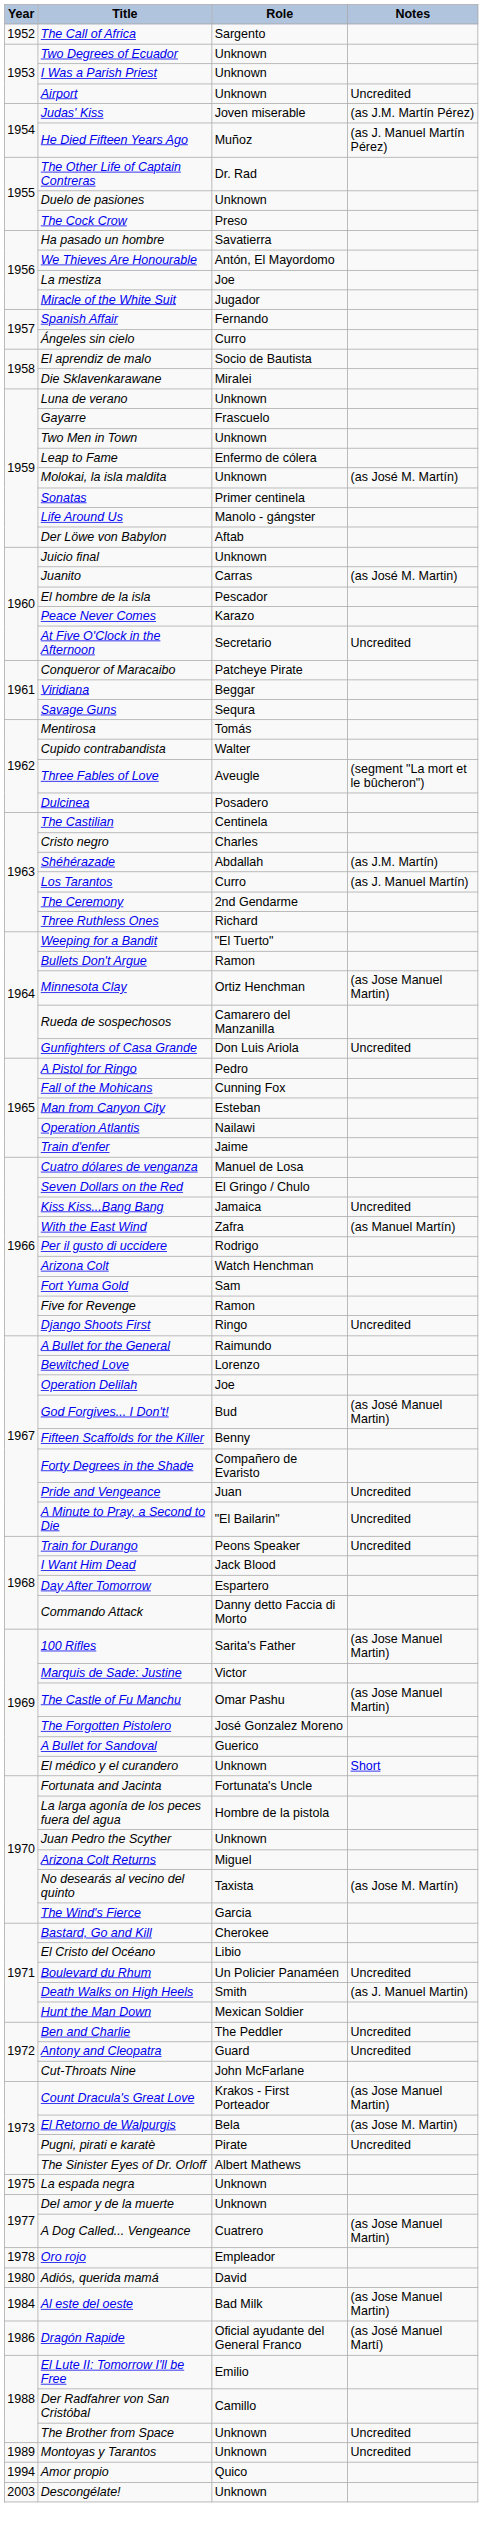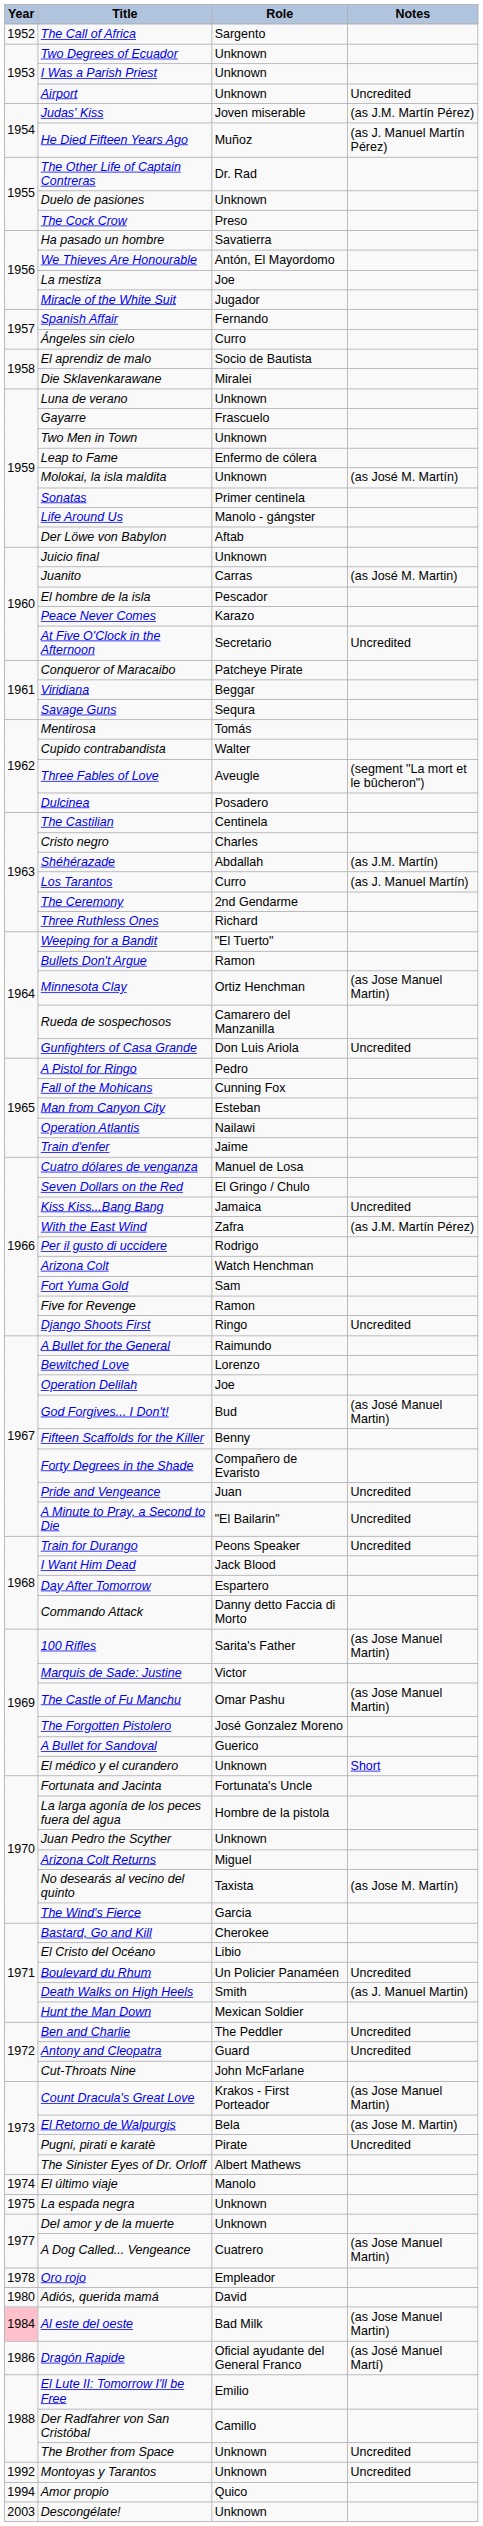(403, 1226) (as Manuel Martín) -> (412, 1226) (as J.M. Martín Pérez)
+ row: (79, 2184)
(21, 2304) no background -> (21, 2324) pink background
(21, 2452) 1989 -> (21, 2472) 1992
